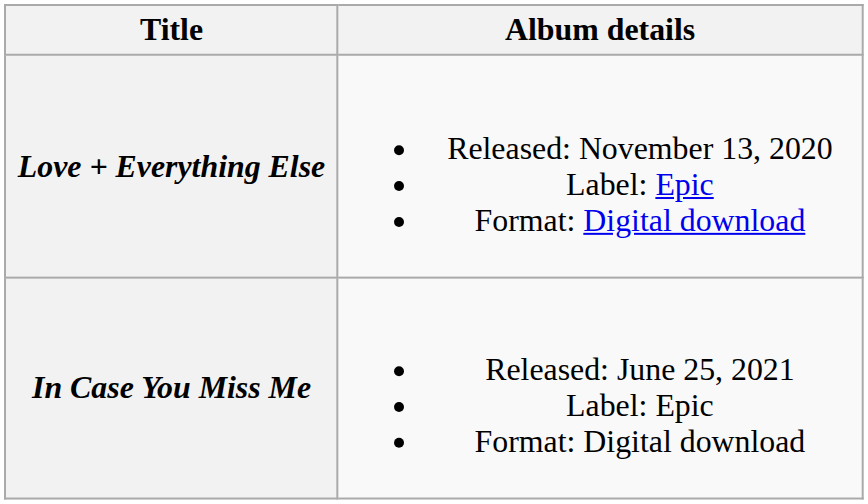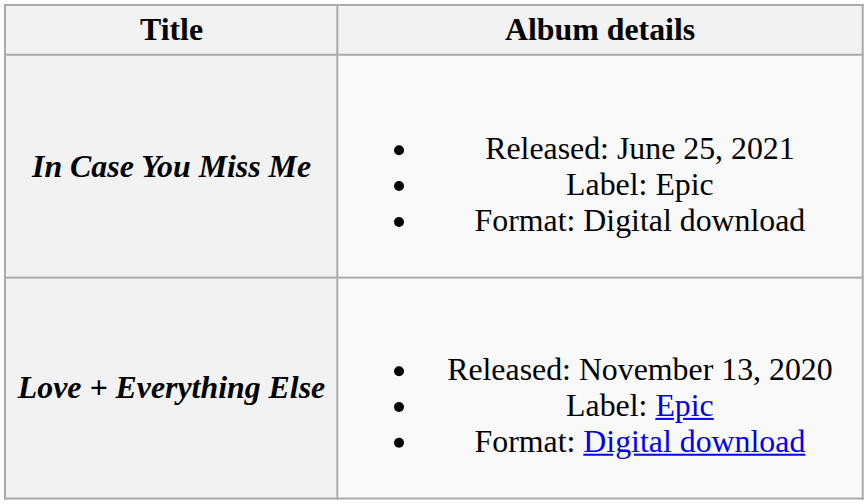rows swapped: (172, 165) <-> (172, 387)
